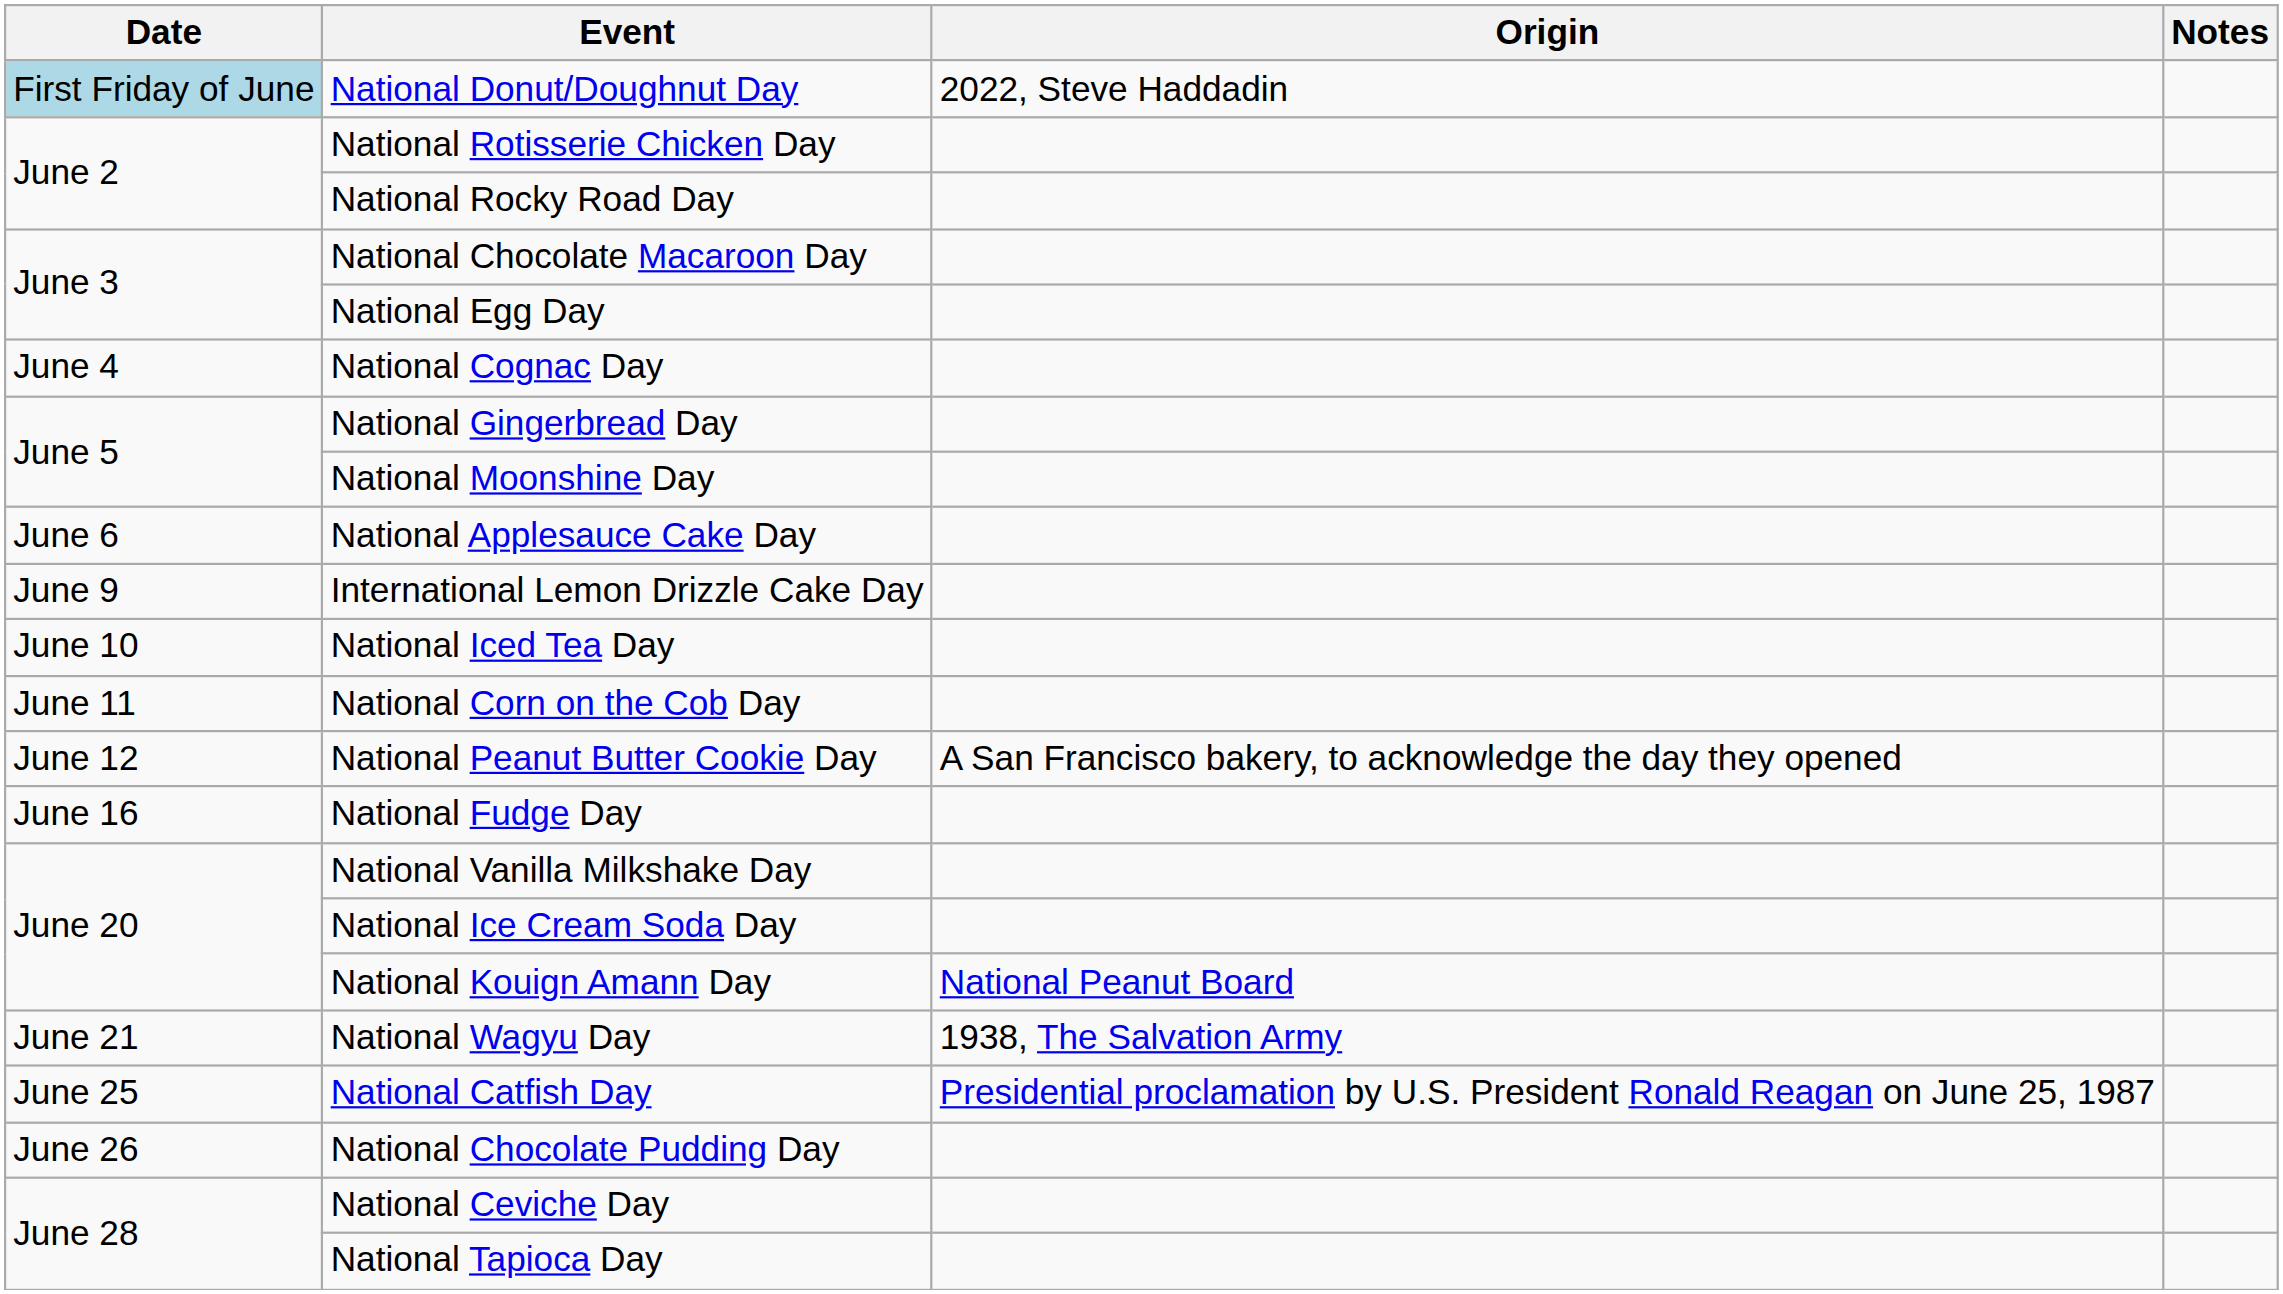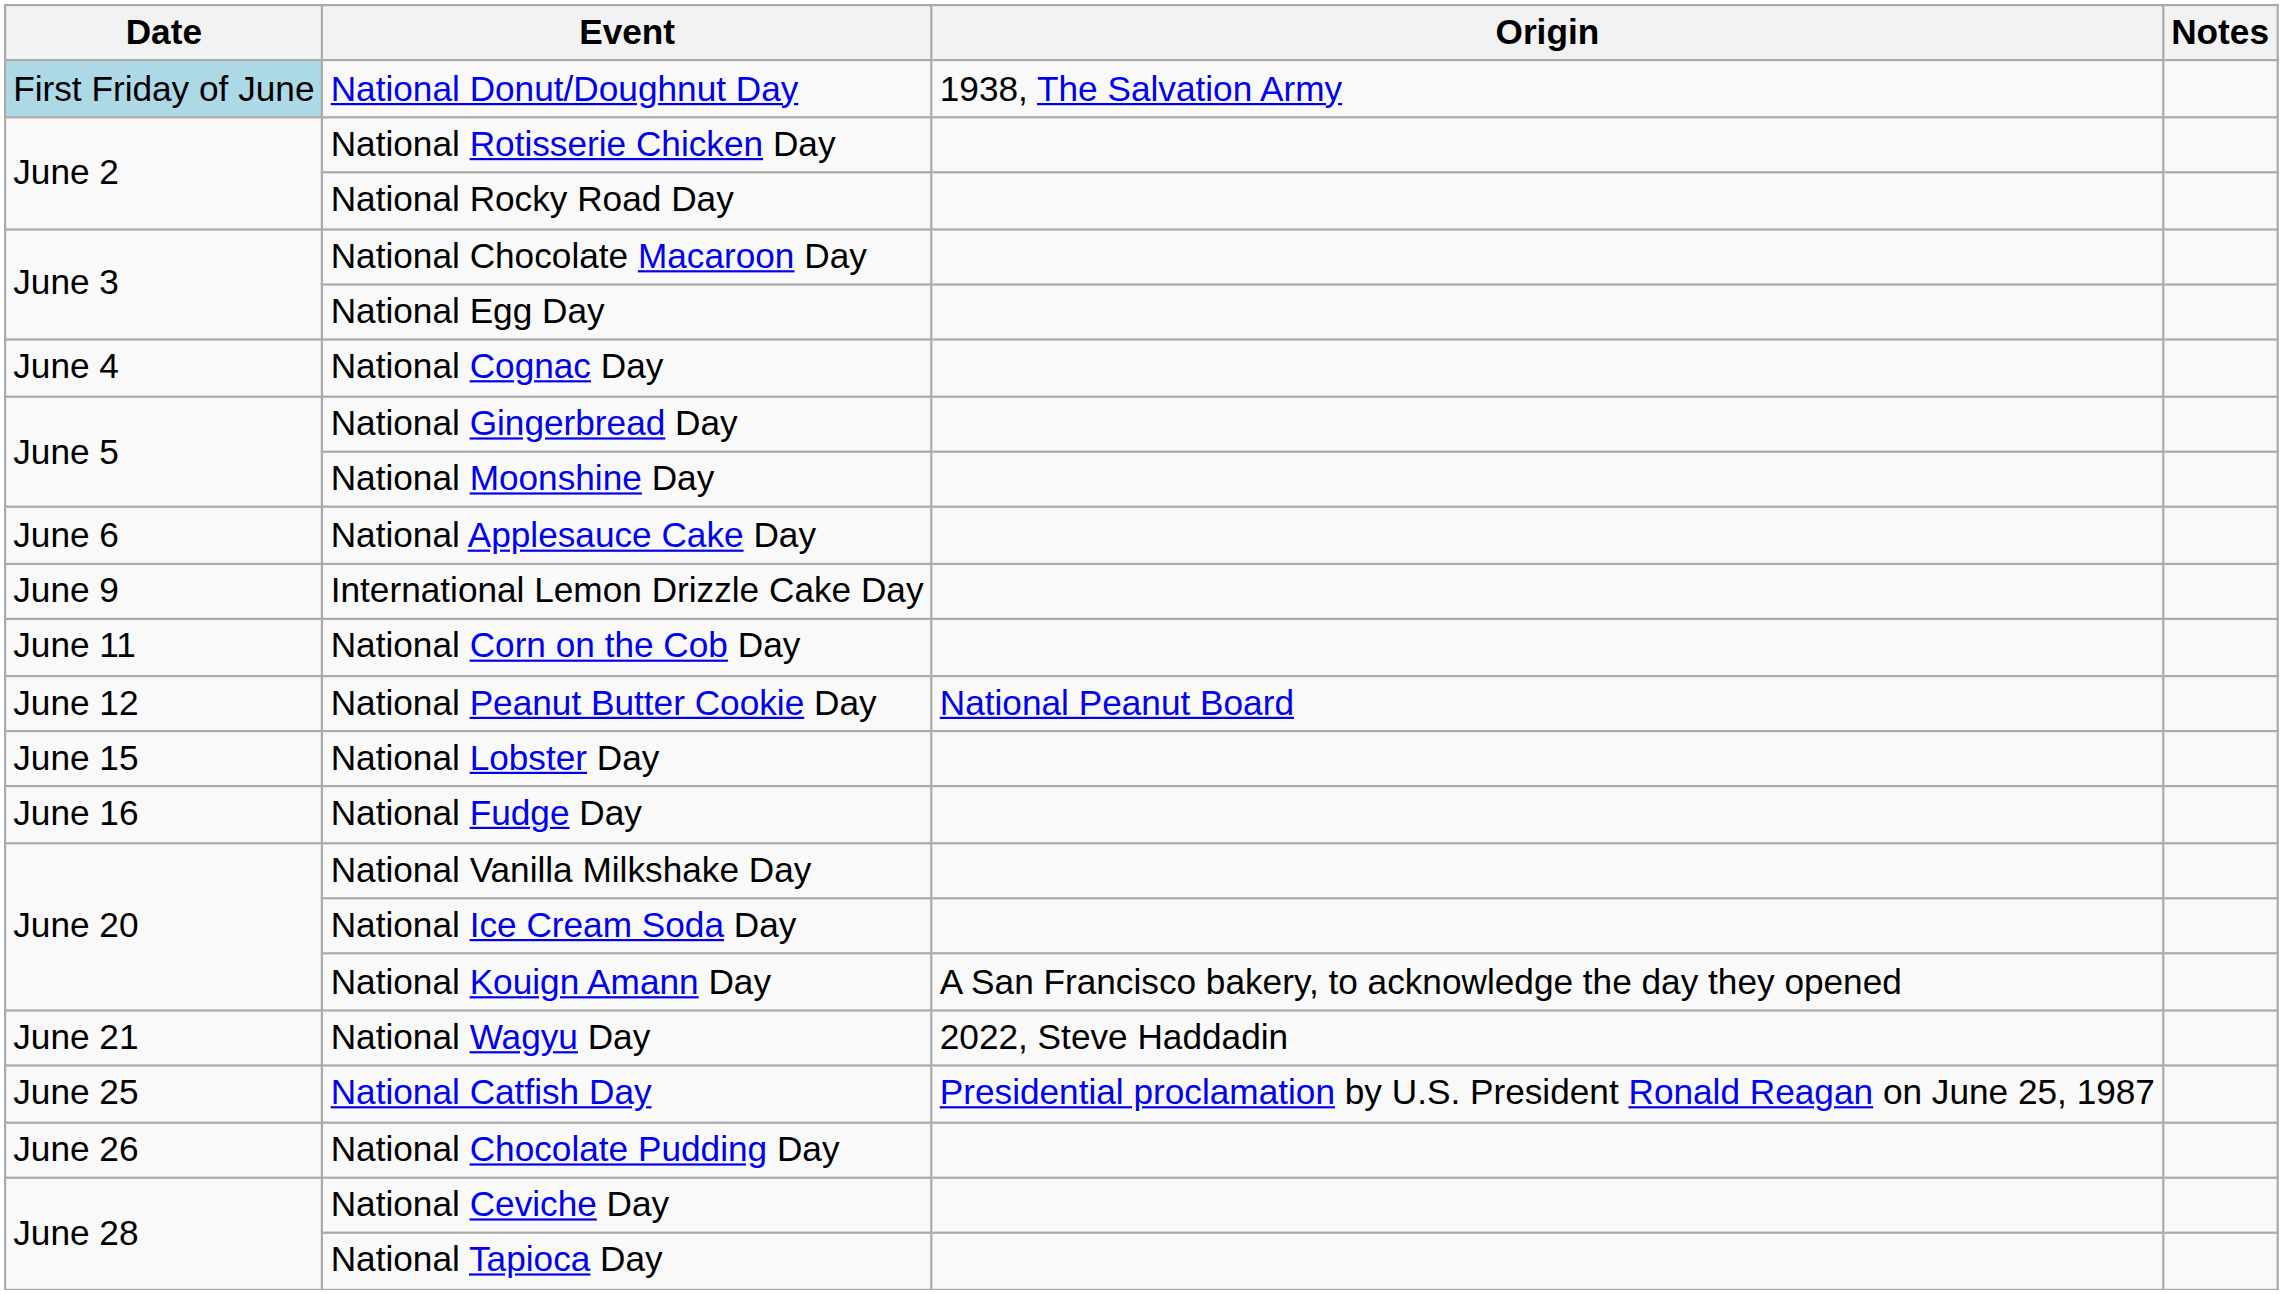(1114, 88) 2022, Steve Haddadin -> (1141, 88) 1938, The Salvation Army
- row: (503, 646)
(1421, 758) A San Francisco bakery, to acknowledge the day they opened -> (1117, 702) National Peanut Board
+ row: (495, 758)
(1117, 981) National Peanut Board -> (1421, 981) A San Francisco bakery, to acknowledge the day they opened
(1141, 1037) 1938, The Salvation Army -> (1114, 1037) 2022, Steve Haddadin
